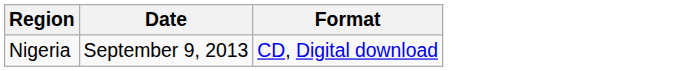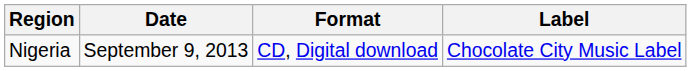+ column: (564, 19)
